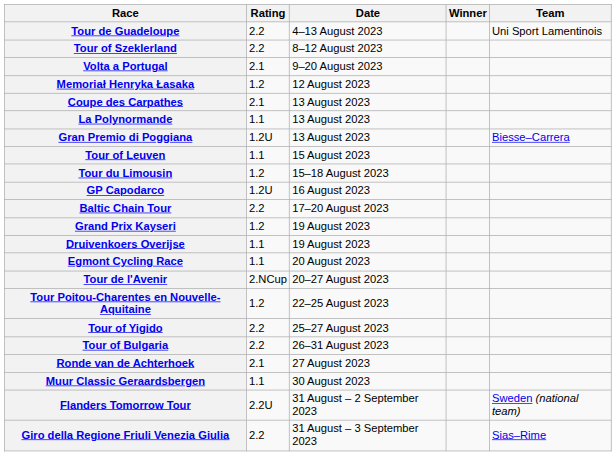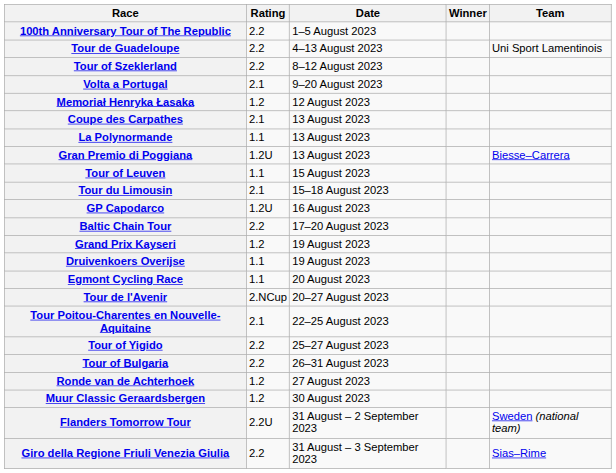+ row: (125, 31)
(257, 173) 1.2 -> (257, 191) 2.1
(257, 303) 1.2 -> (257, 321) 2.1
(257, 363) 2.1 -> (257, 381) 1.2
(257, 381) 1.1 -> (257, 398) 1.2
